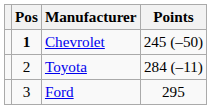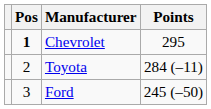(173, 42) 245 (–50) -> (173, 42) 295
(173, 92) 295 -> (173, 92) 245 (–50)
